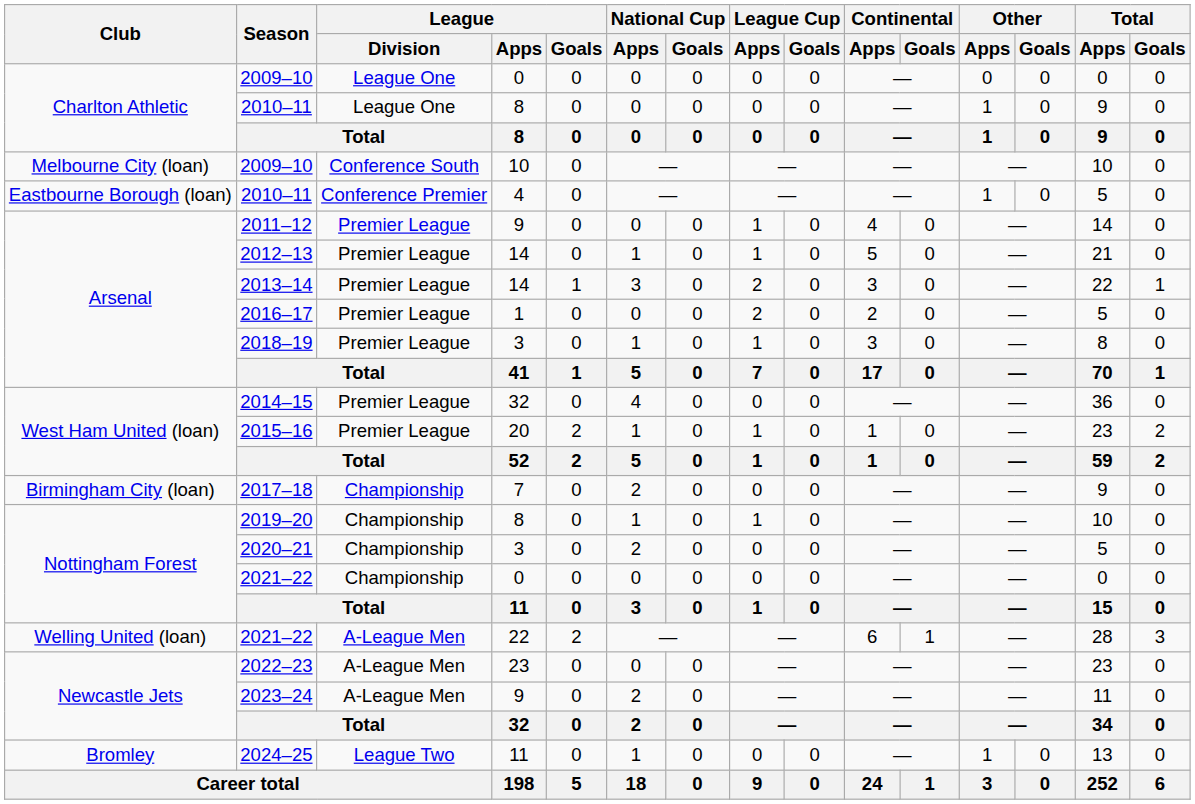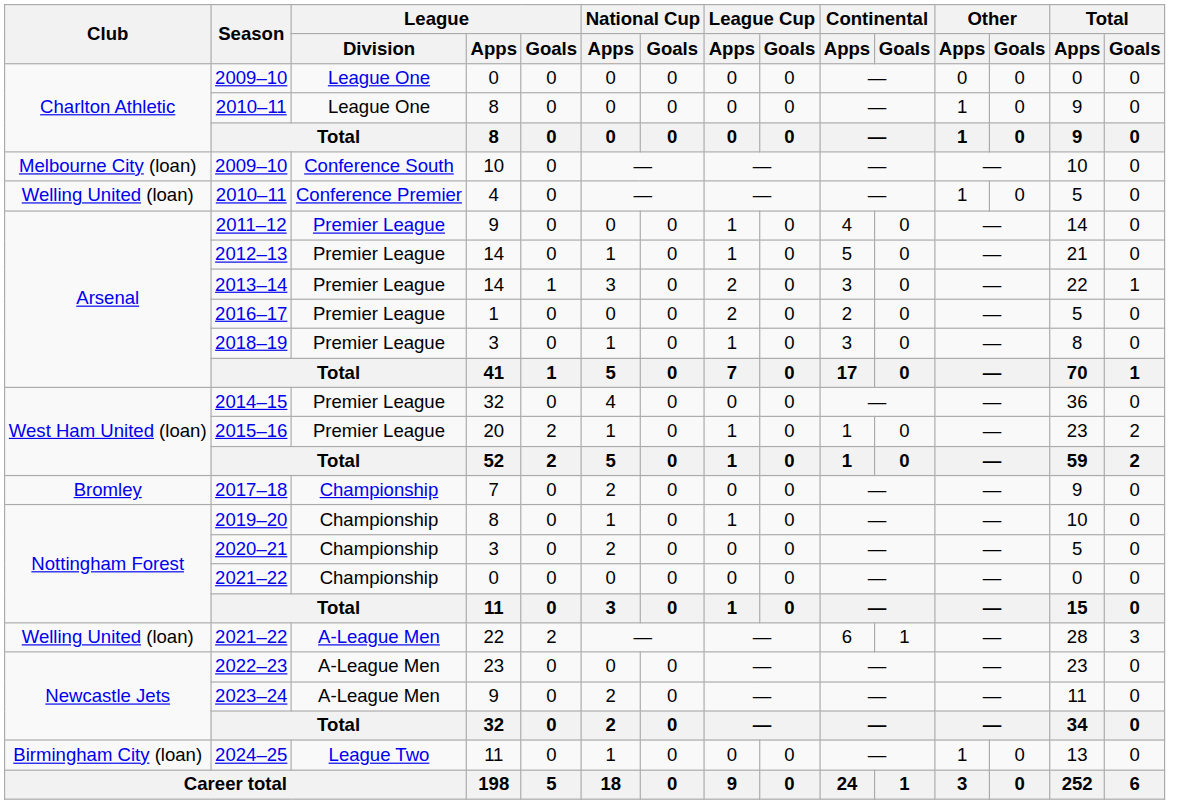(120, 195) Eastbourne Borough (loan) -> (108, 195) Welling United (loan)
(120, 490) Birmingham City (loan) -> (108, 490) Bromley
(120, 755) Bromley -> (108, 755) Birmingham City (loan)
